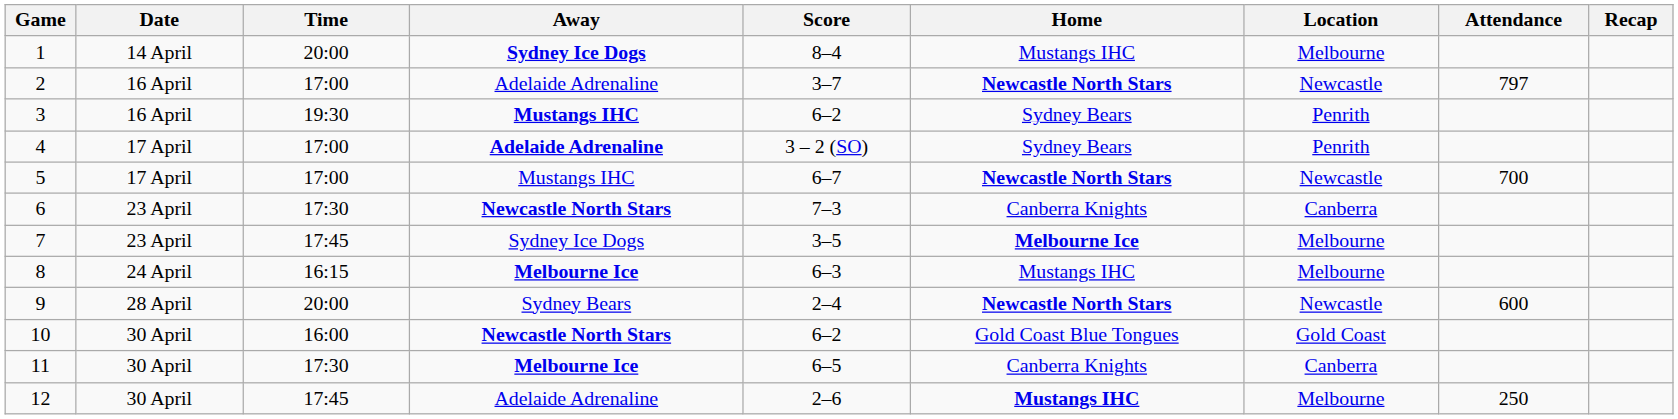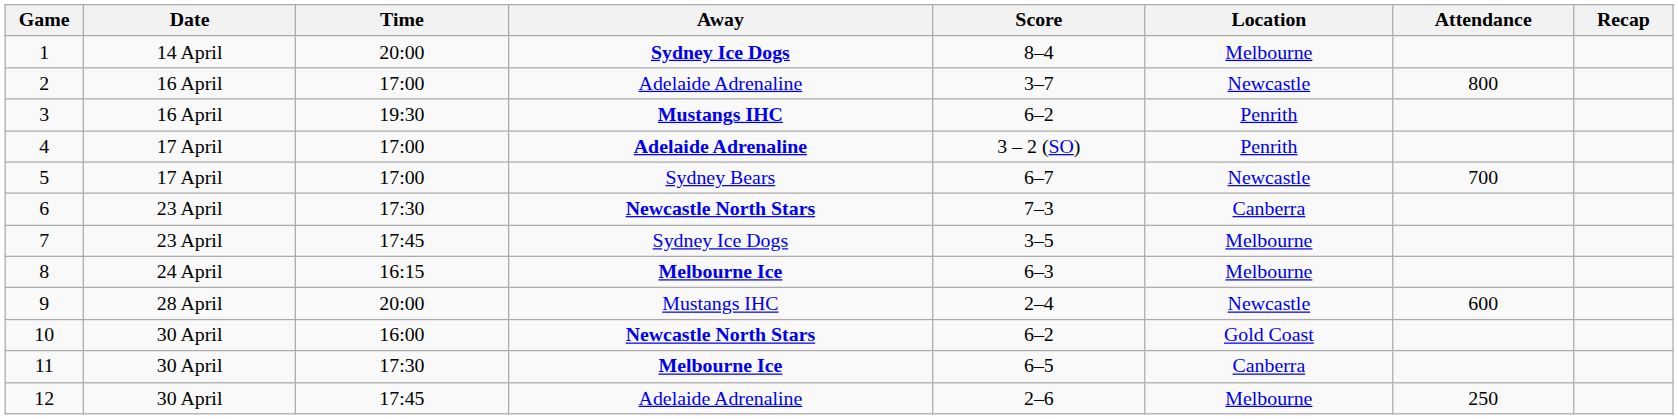- column: (1077, 20)
(1514, 83) 797 -> (1483, 83) 800
(576, 177) Mustangs IHC -> (720, 177) Sydney Bears
(576, 303) Sydney Bears -> (720, 303) Mustangs IHC
